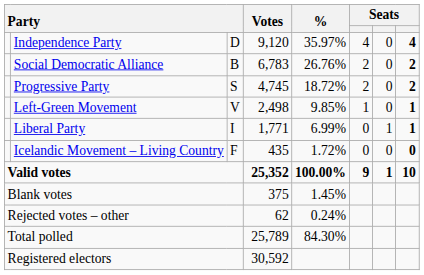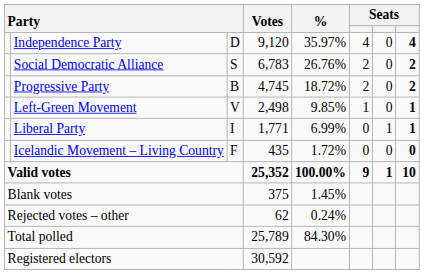(235, 64) B -> (234, 64) S
(234, 86) S -> (235, 86) B
